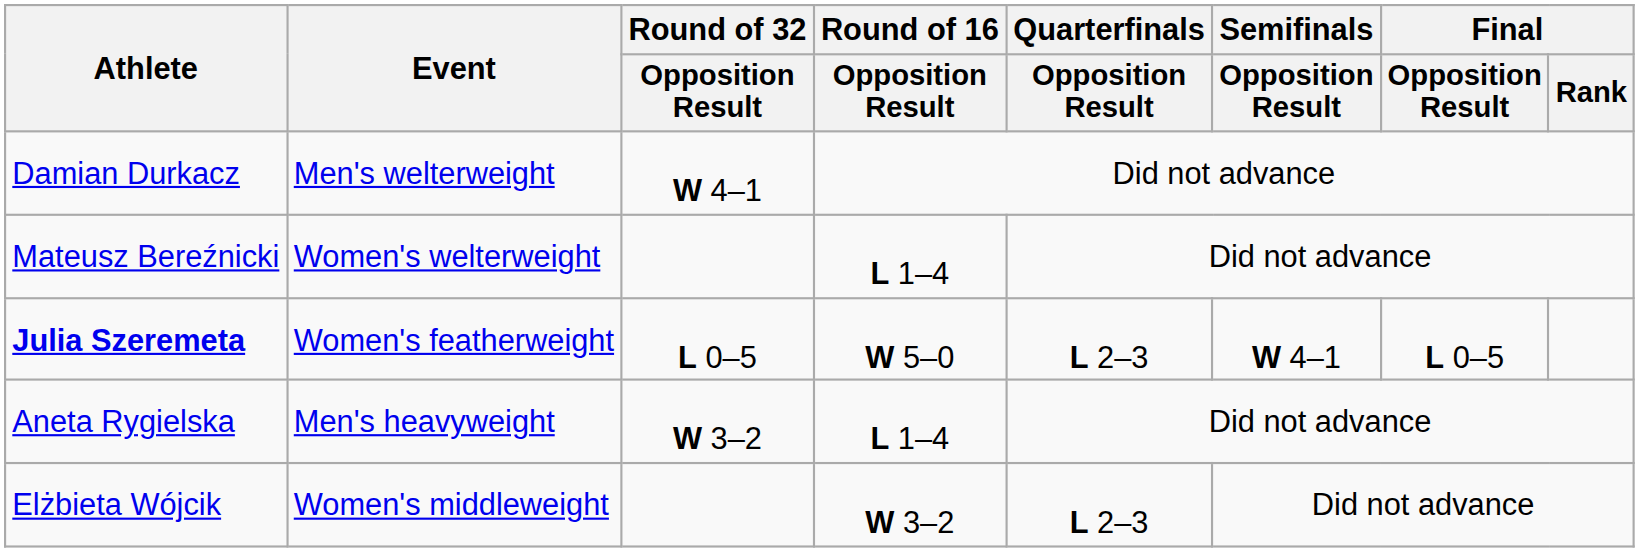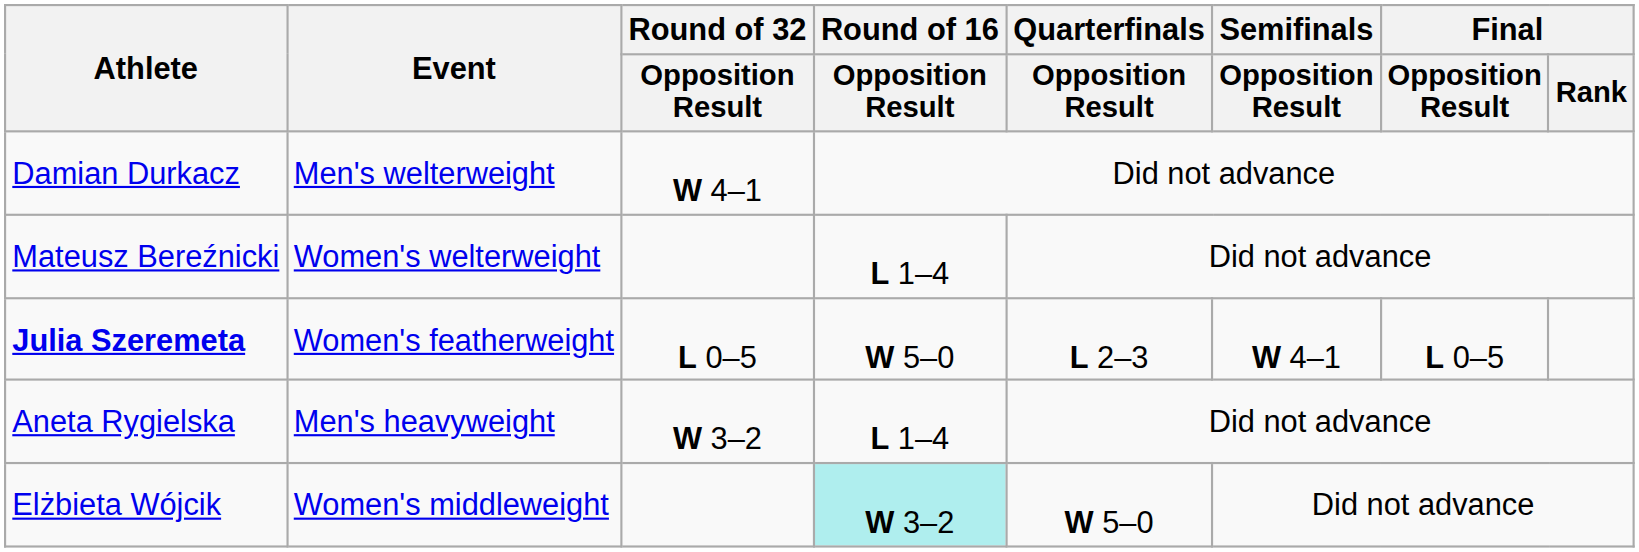(910, 522) no background -> (910, 522) paleturquoise background
(1109, 522) L 2–3 -> (1109, 522) W 5–0
